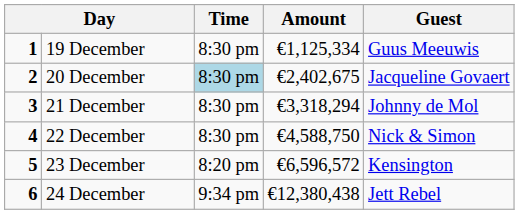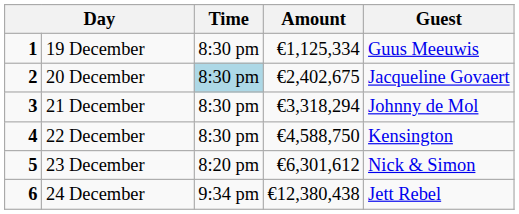(422, 135) Nick & Simon -> (410, 135) Kensington
(318, 164) €6,596,572 -> (318, 164) €6,301,612
(410, 164) Kensington -> (422, 164) Nick & Simon
